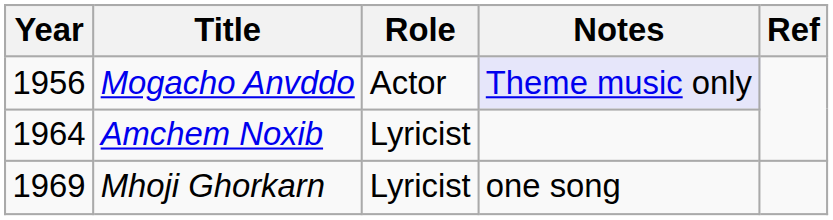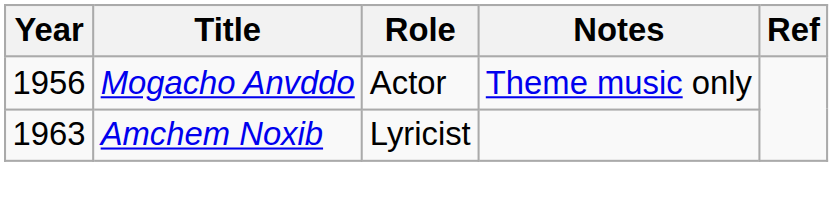(619, 82) lavender background -> (619, 82) no background
(49, 134) 1964 -> (49, 134) 1963
- row: (213, 186)
